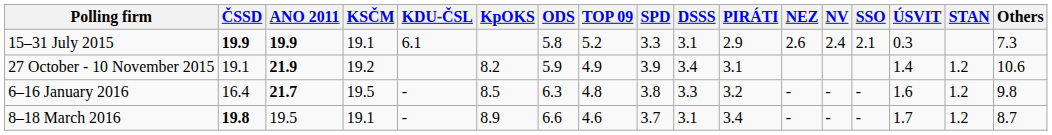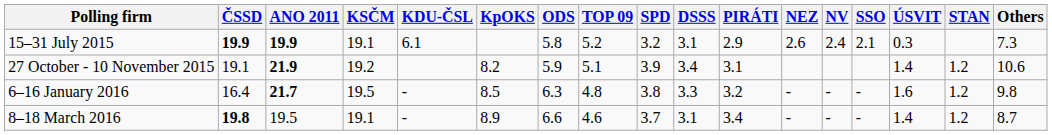(650, 42) 3.3 -> (650, 42) 3.2
(592, 67) 4.9 -> (592, 67) 5.1
(903, 117) 1.7 -> (903, 117) 1.4
